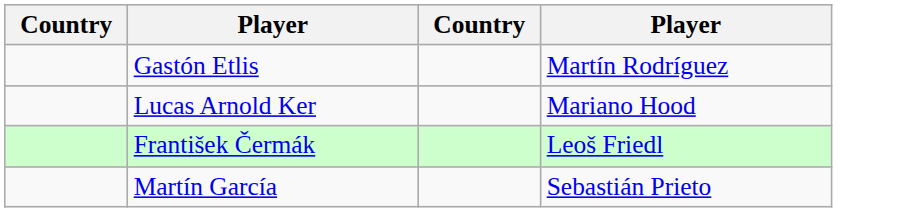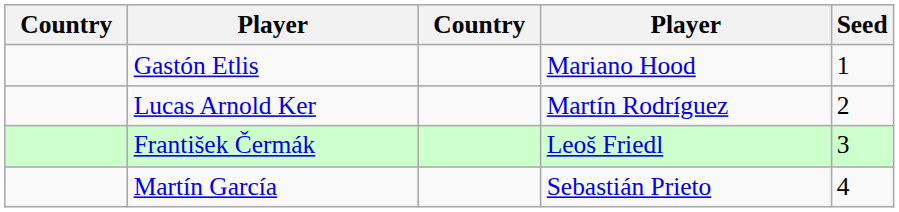+ column: (862, 24)
(637, 65) Martín Rodríguez -> (621, 65) Mariano Hood
(621, 105) Mariano Hood -> (637, 105) Martín Rodríguez
